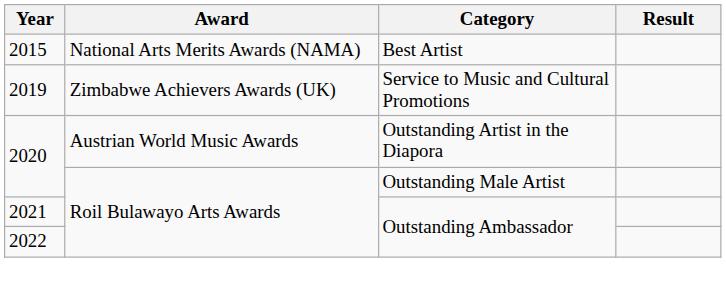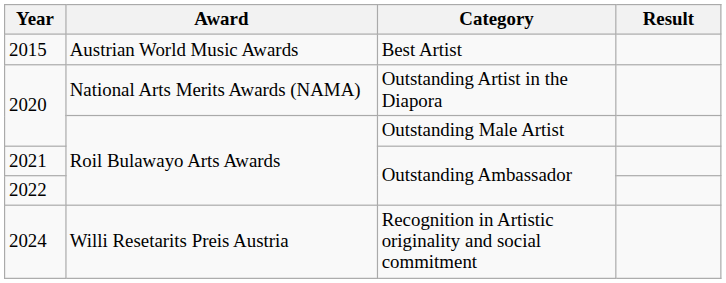(215, 49) National Arts Merits Awards (NAMA) -> (184, 49) Austrian World Music Awards
- row: (28, 89)
(184, 141) Austrian World Music Awards -> (215, 89) National Arts Merits Awards (NAMA)
+ row: (28, 241)
